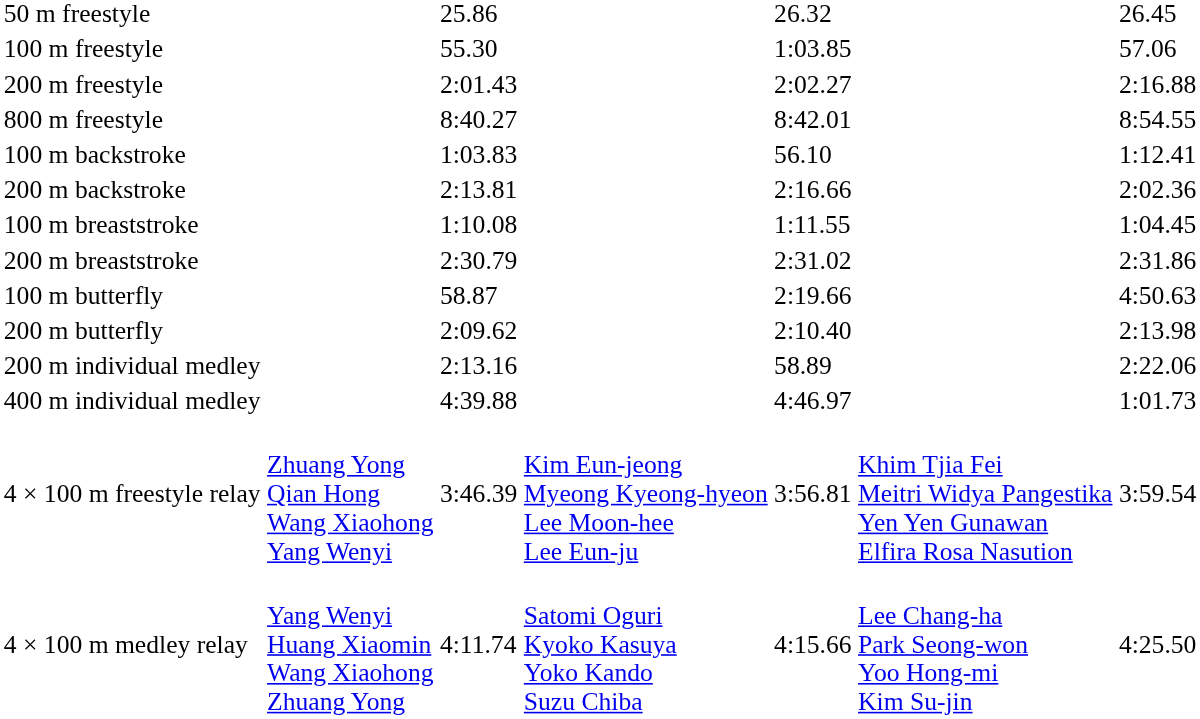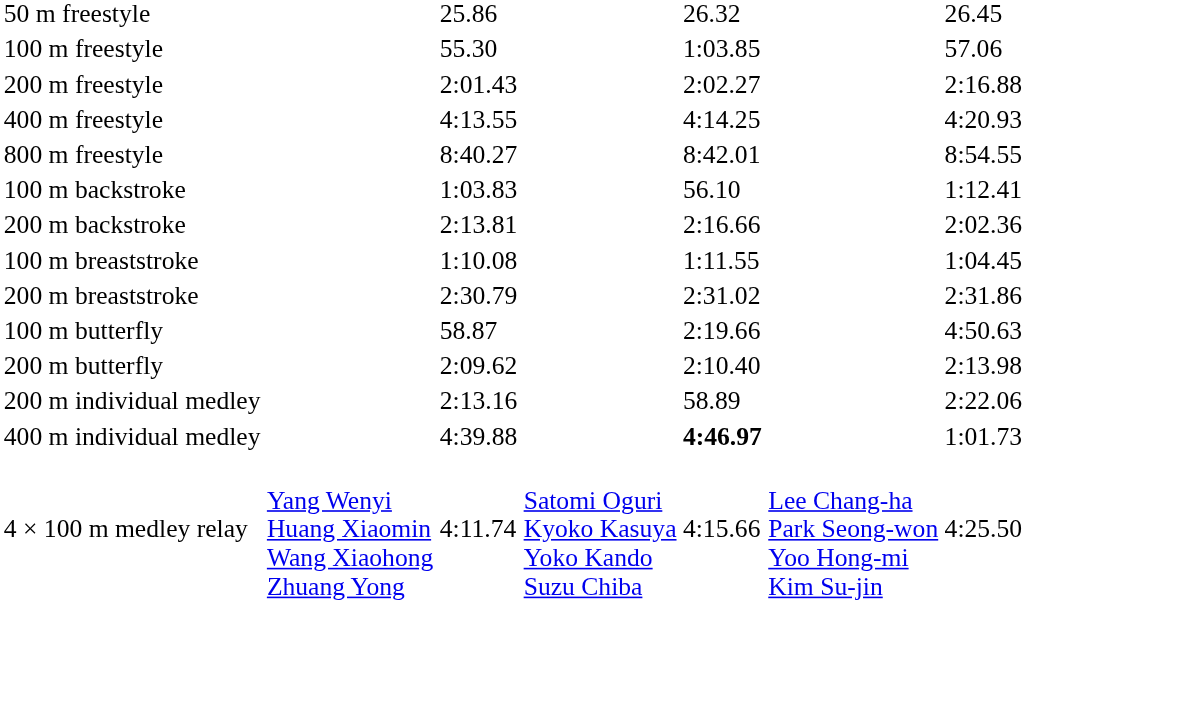+ row: (83, 119)
(813, 401) normal -> (722, 436) bold
- row: (132, 493)
